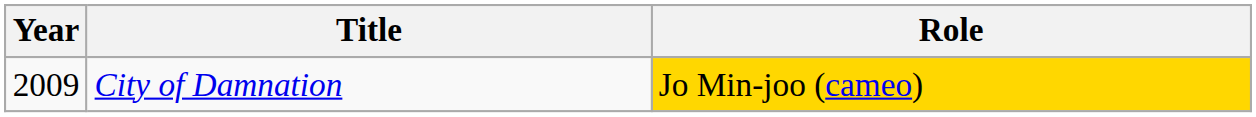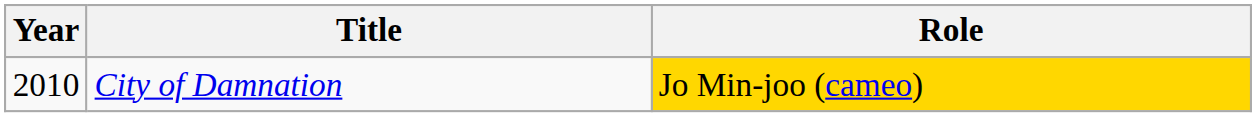(46, 83) 2009 -> (46, 83) 2010
